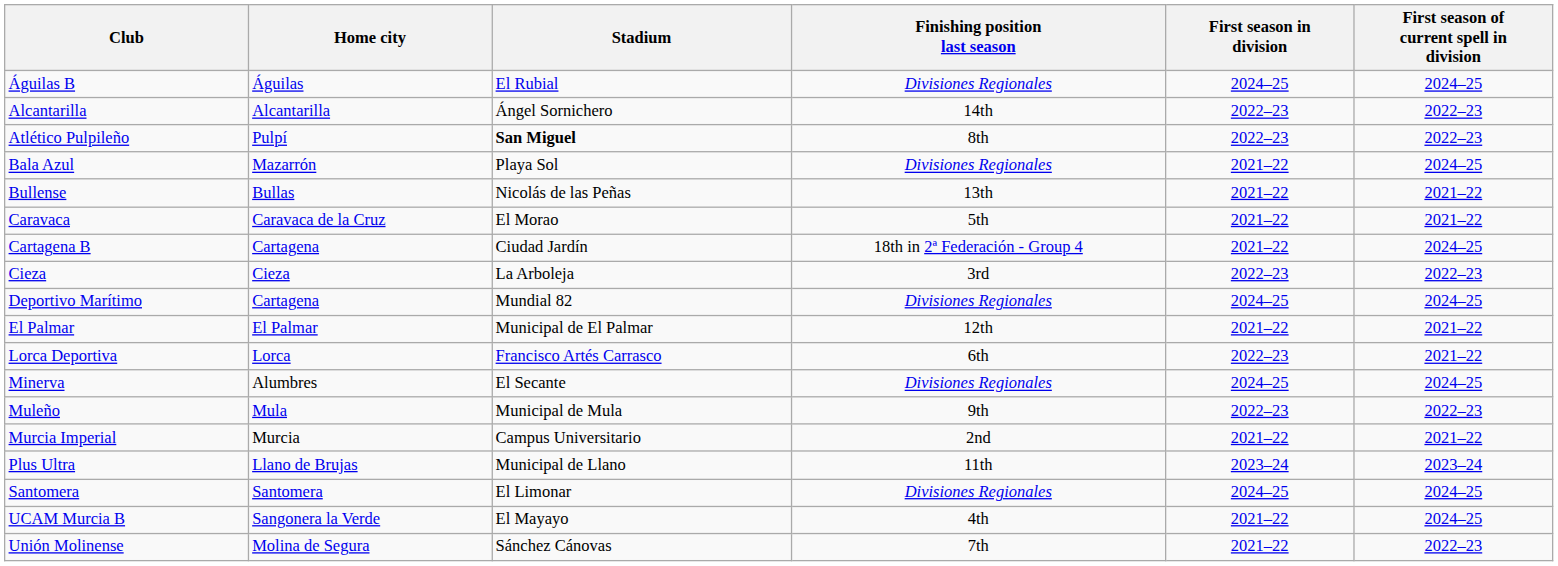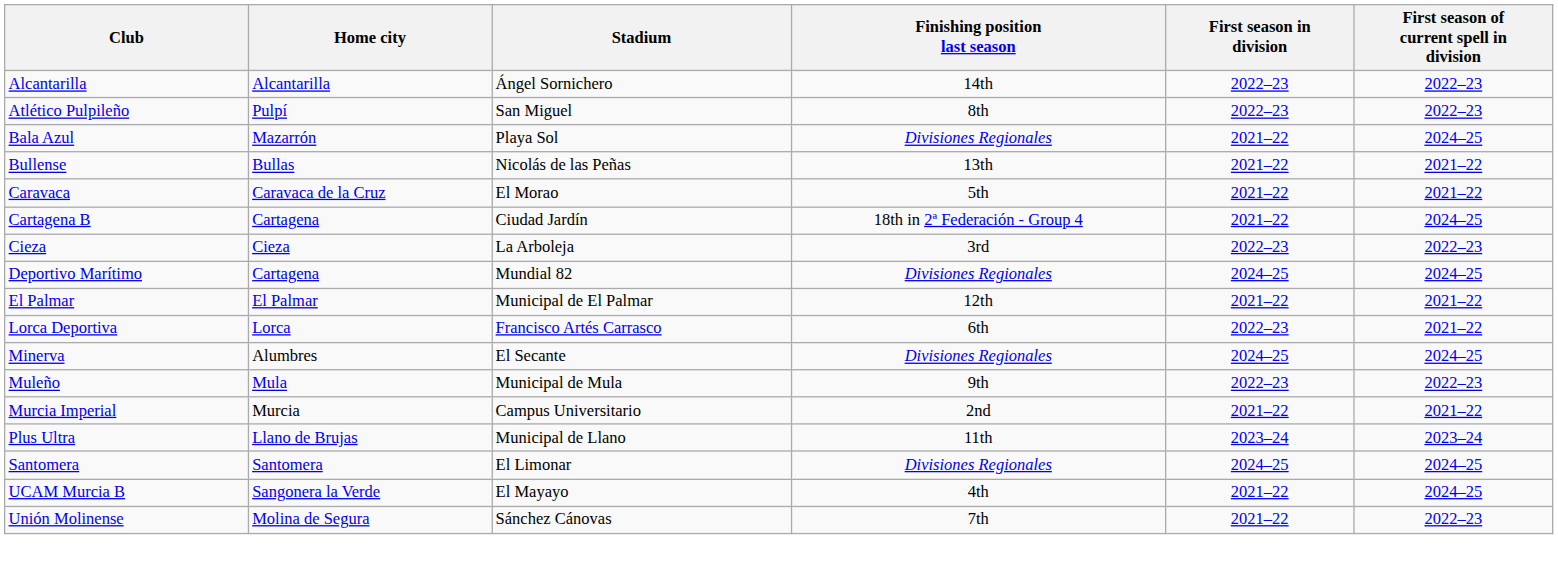- row: (42, 83)
(536, 138) bold -> (534, 111) normal
